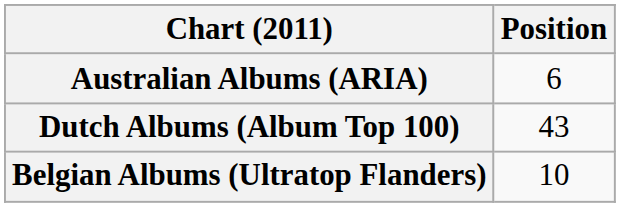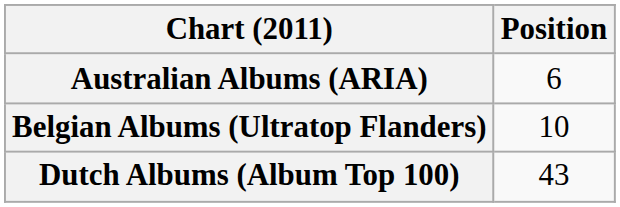rows swapped: (249, 175) <-> (249, 126)
